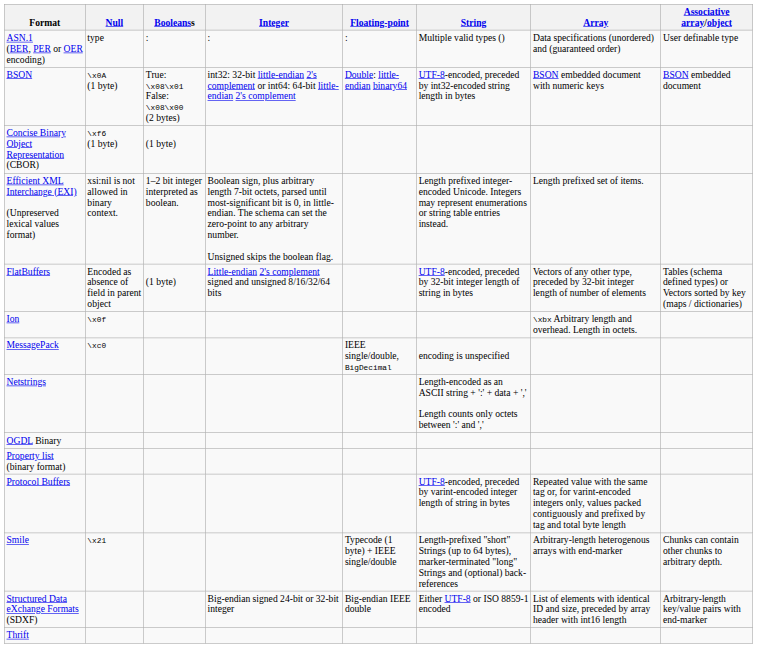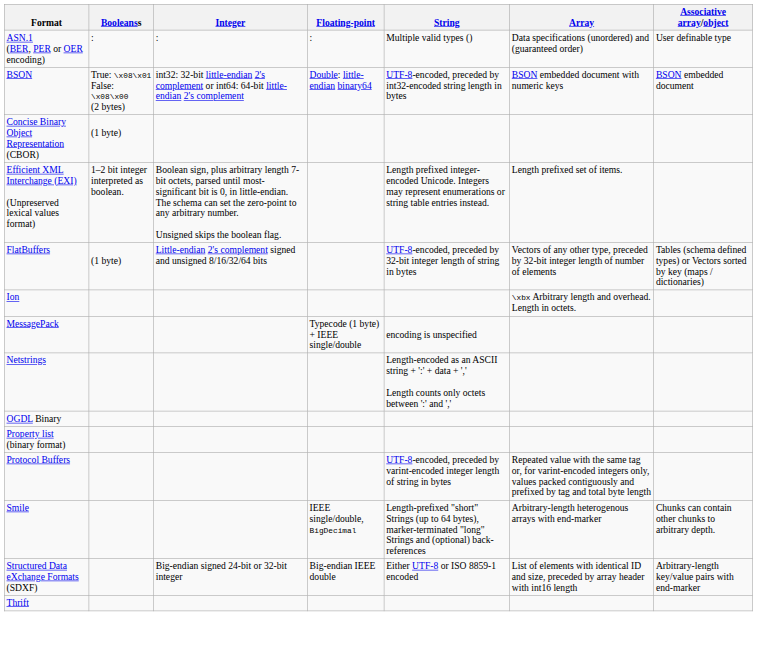- column: (114, 22)
(372, 356) IEEE single/double, BigDecimal -> (344, 334) Typecode (1 byte) + IEEE single/double
(371, 551) Typecode (1 byte) + IEEE single/double -> (337, 519) IEEE single/double, BigDecimal
